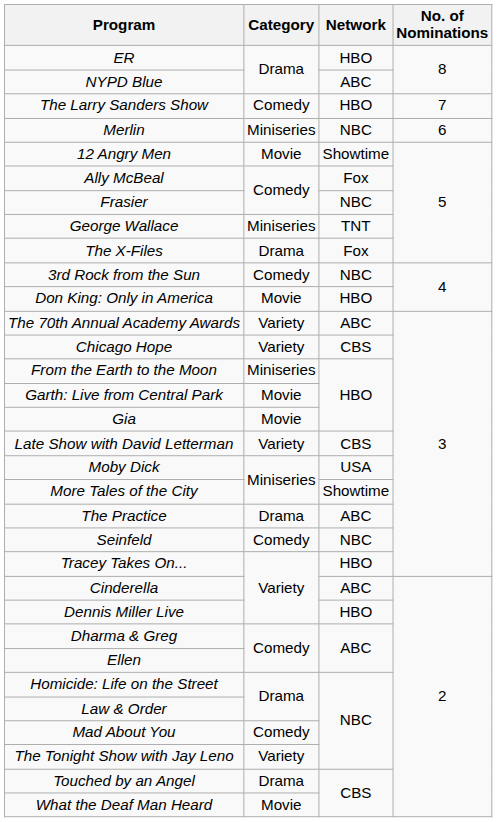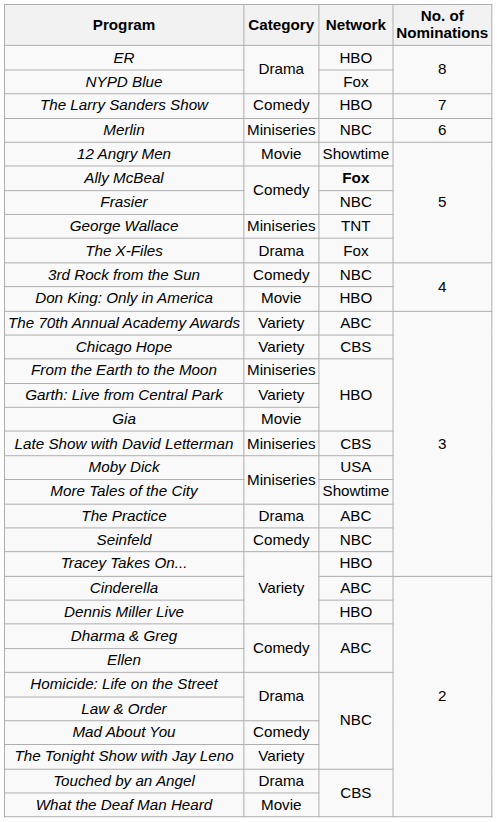(356, 81) ABC -> (356, 81) Fox
(356, 178) normal -> (356, 178) bold
(281, 395) Movie -> (281, 395) Variety
(281, 443) Variety -> (281, 443) Miniseries
